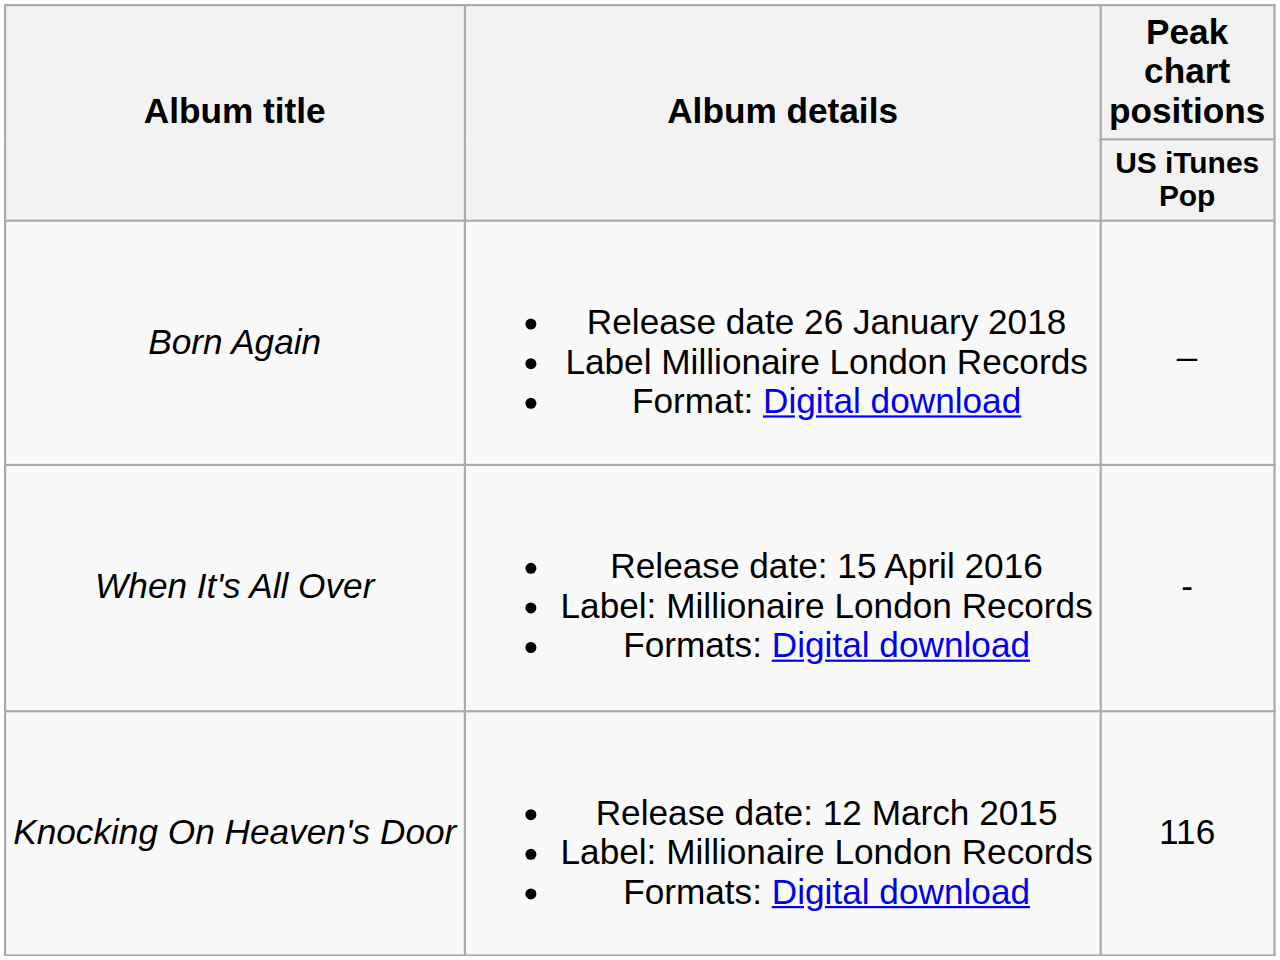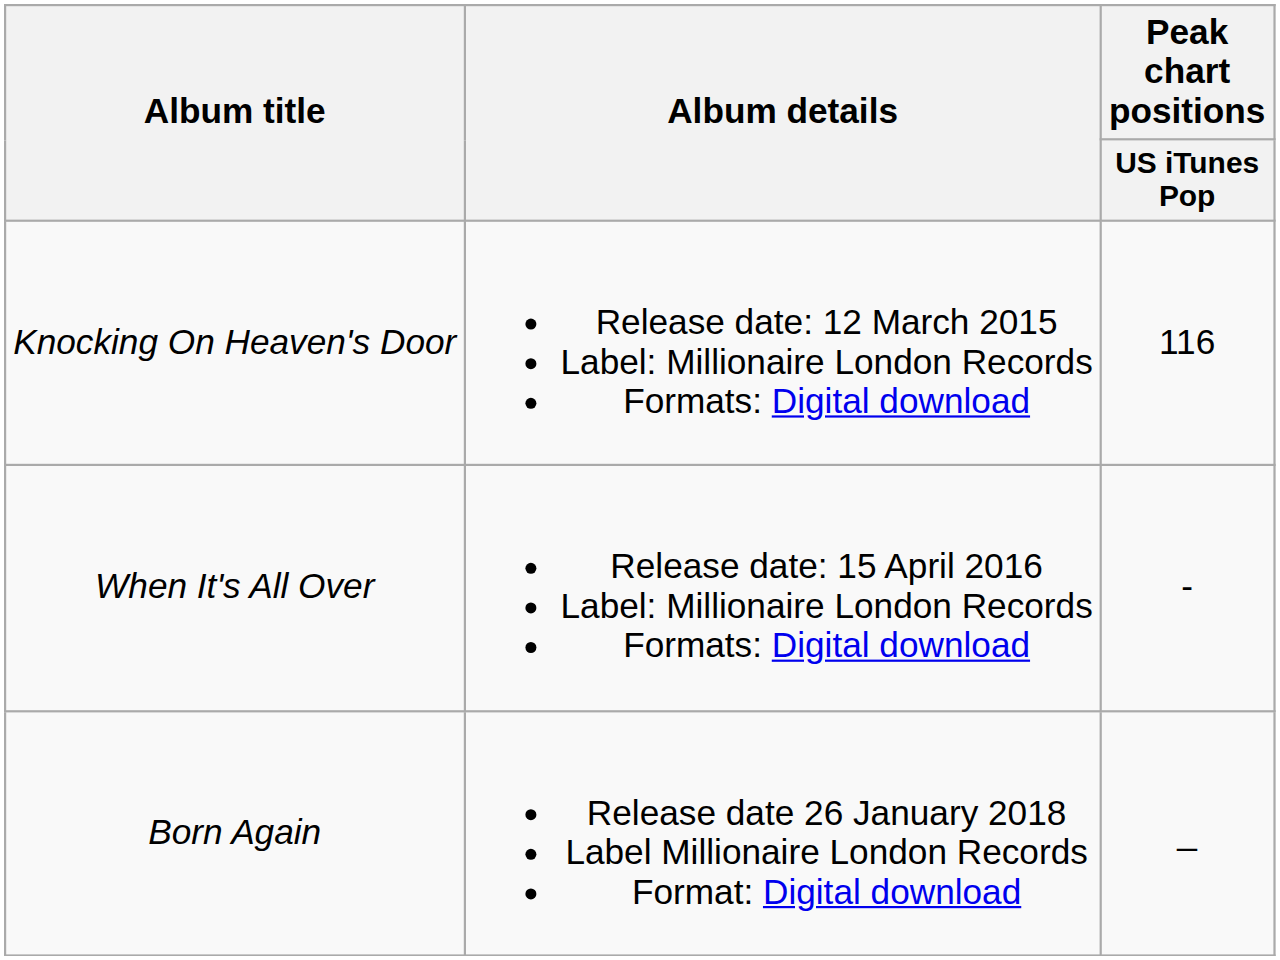rows swapped: (235, 832) <-> (235, 342)
